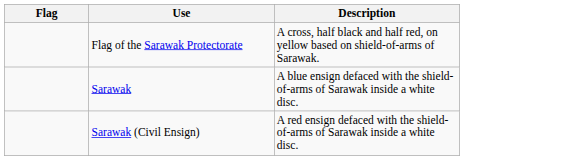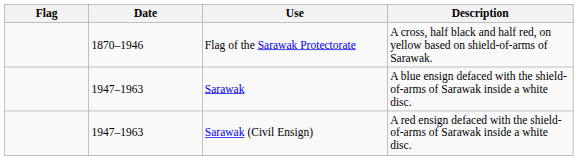+ column: (146, 13)
